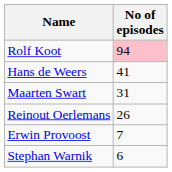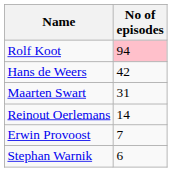(123, 72) 41 -> (123, 72) 42
(123, 114) 26 -> (123, 114) 14
